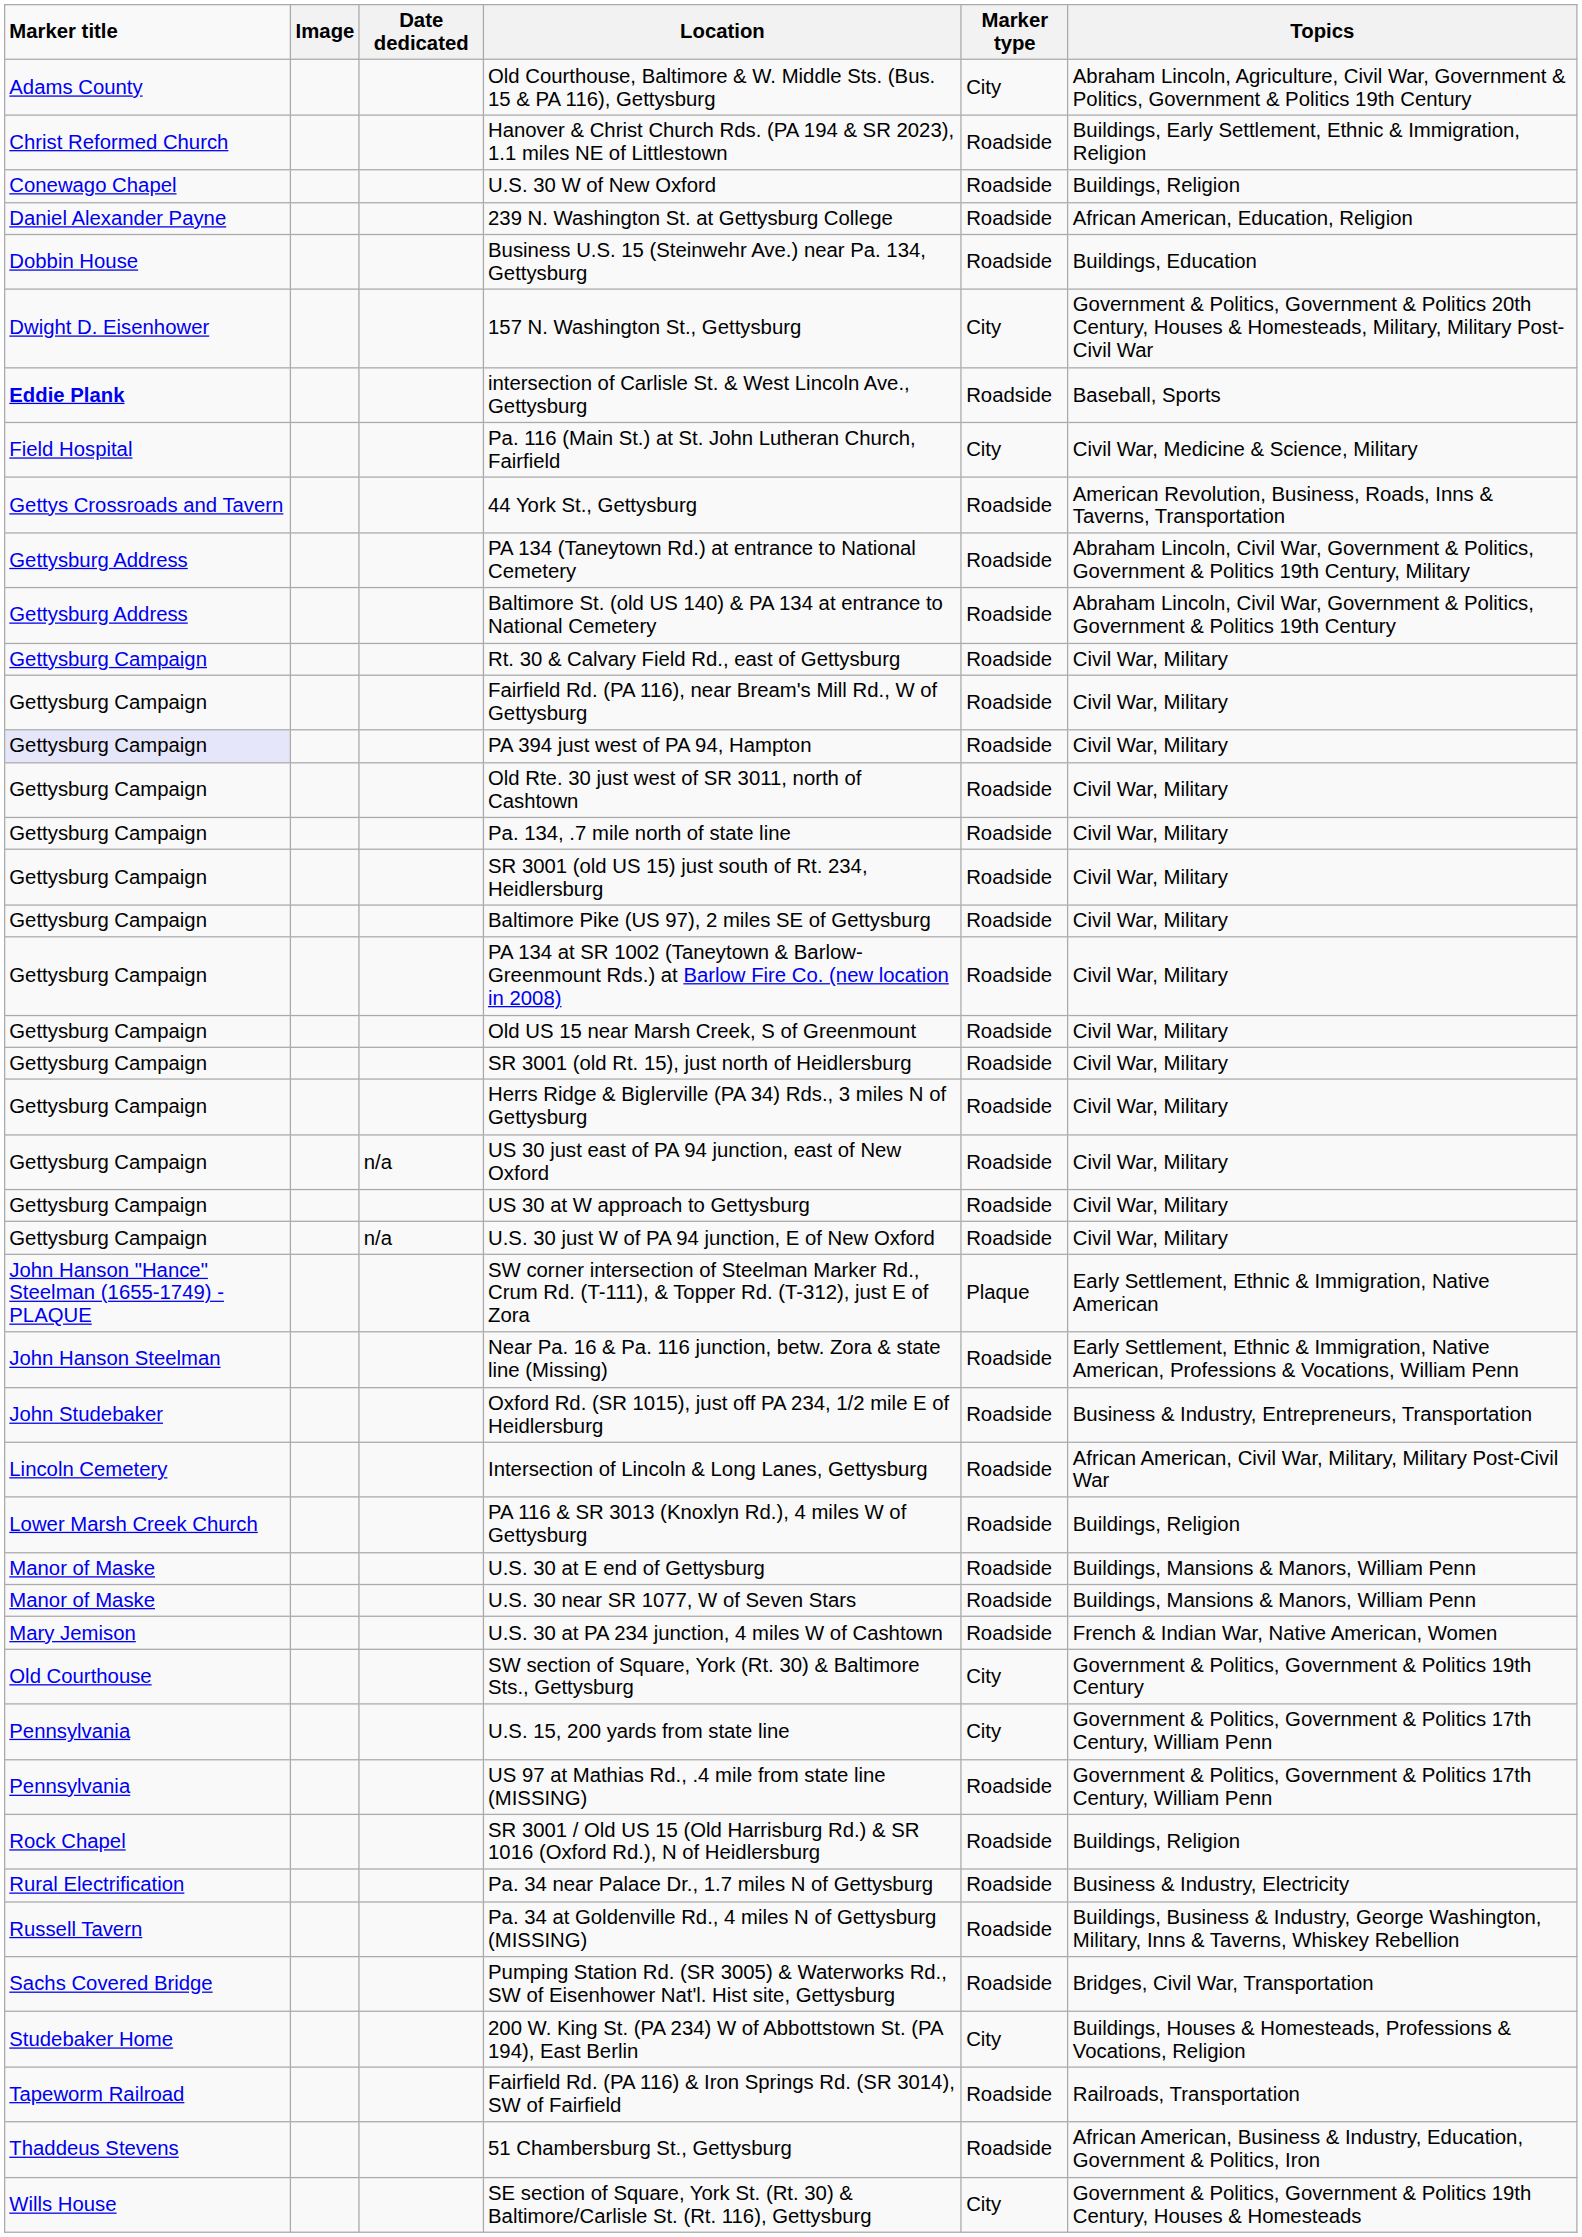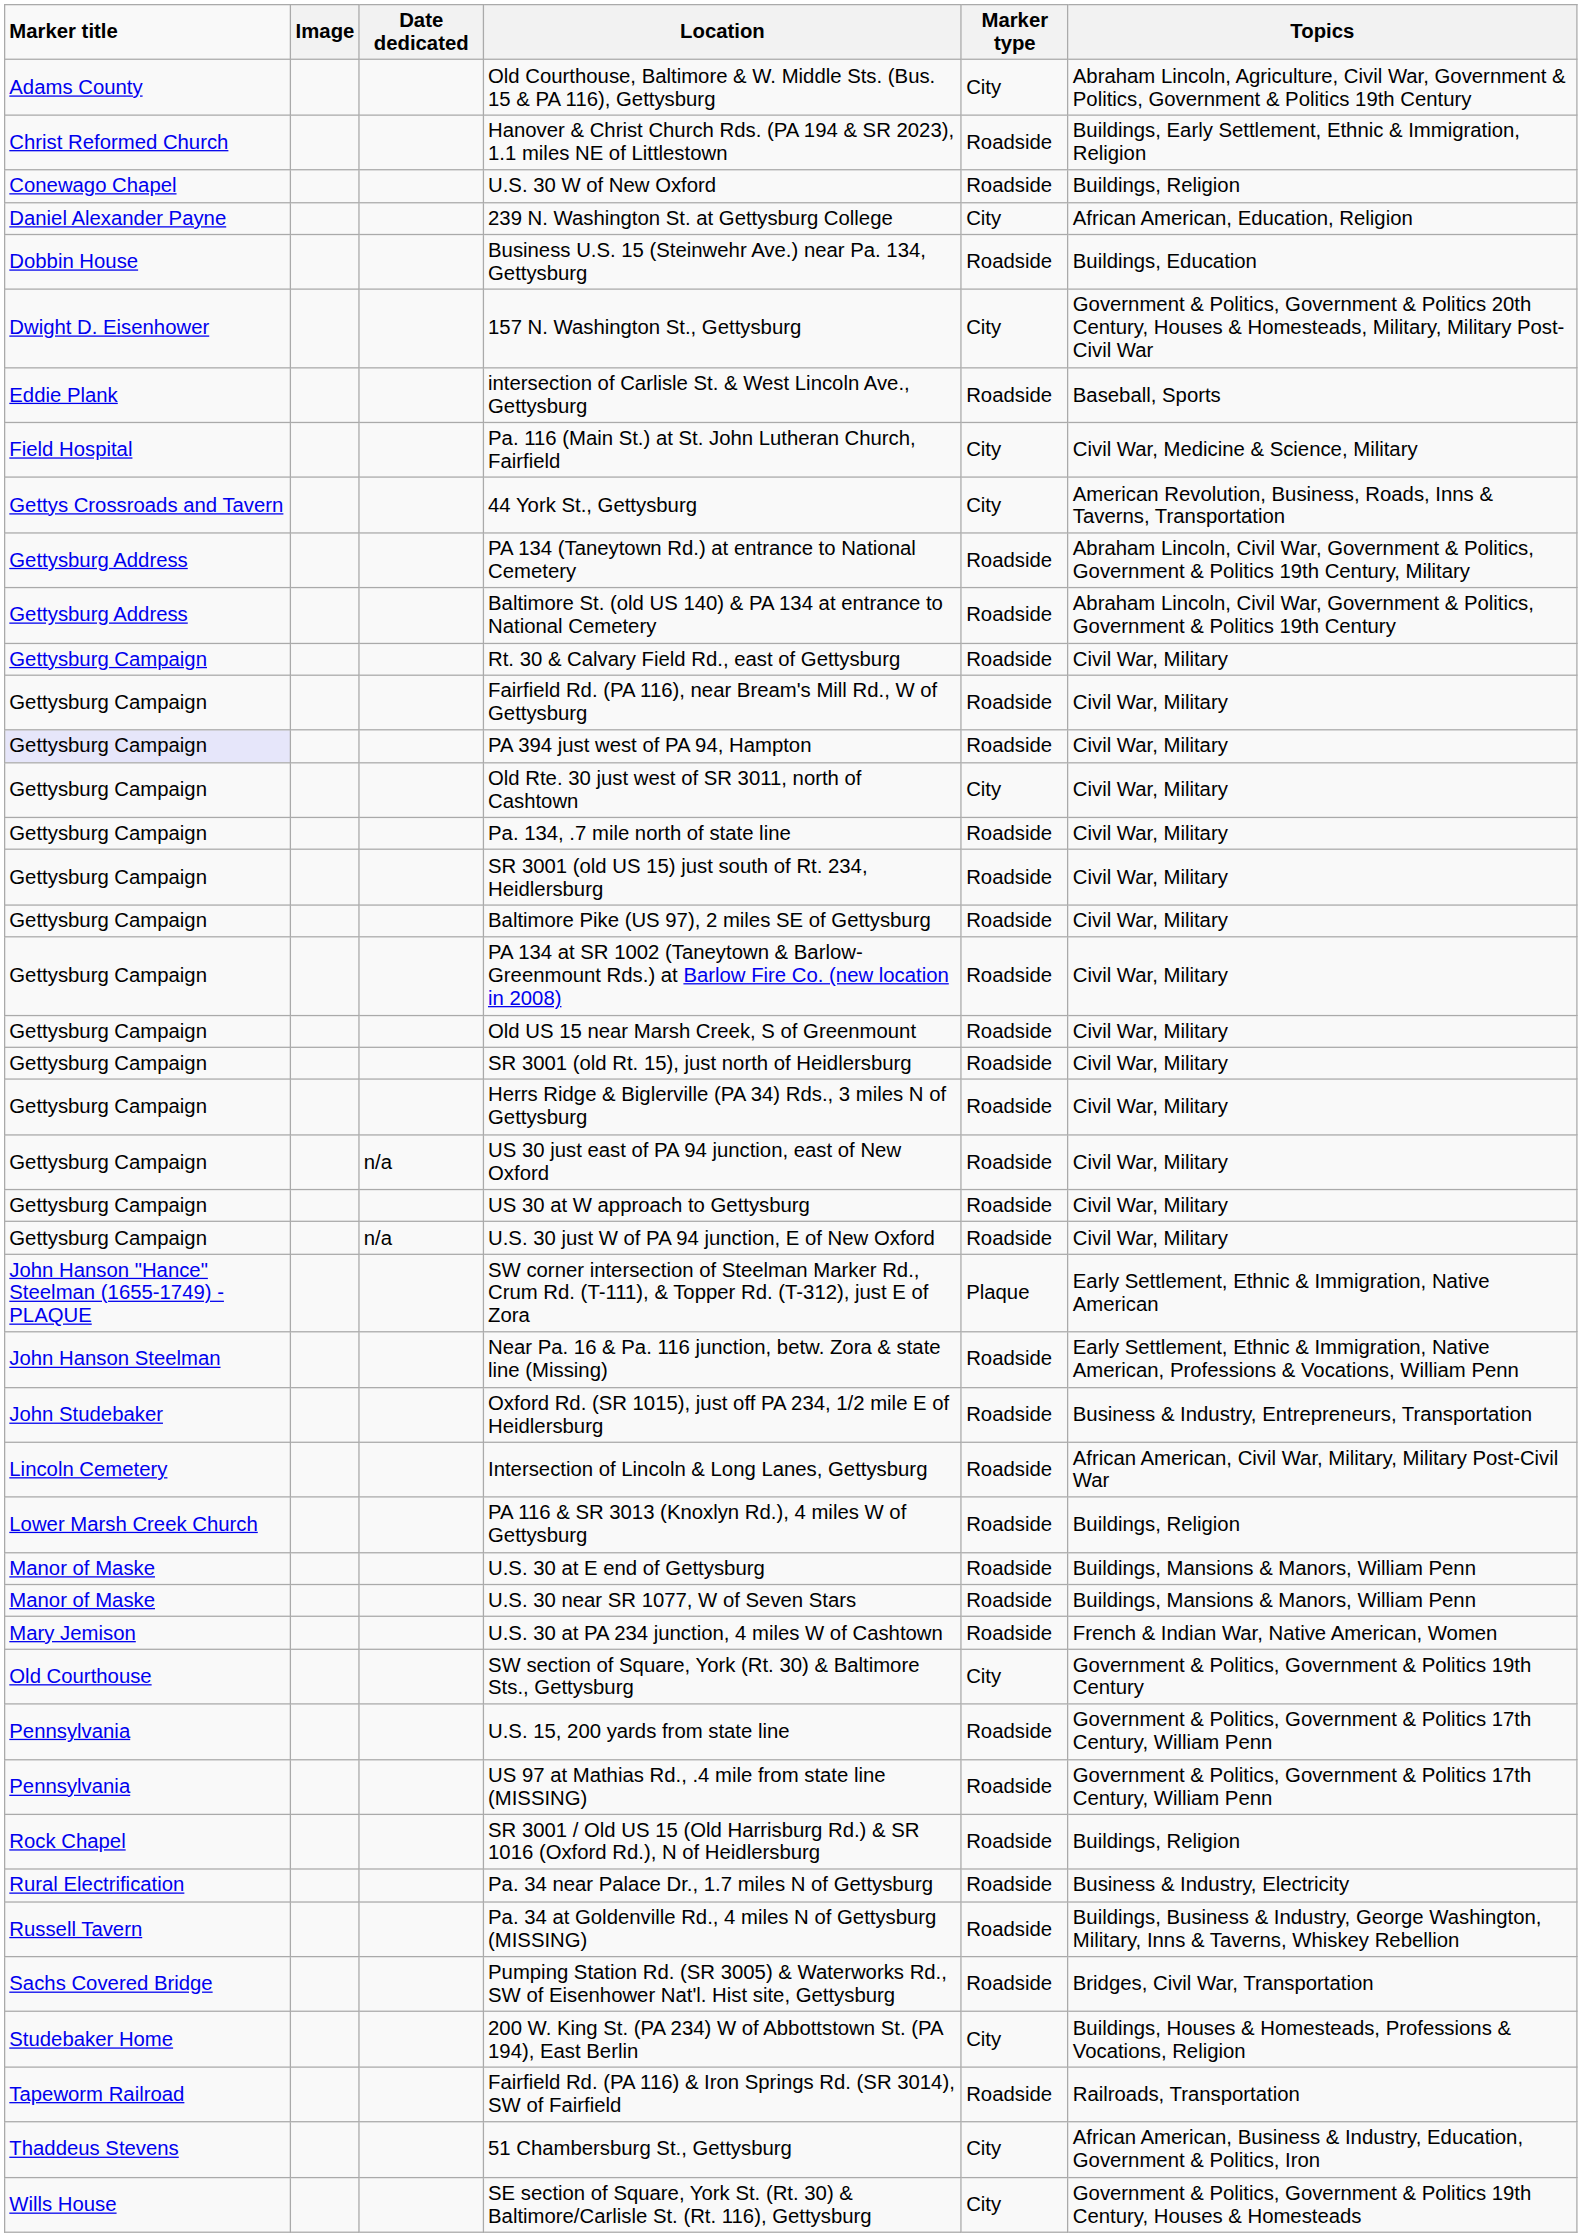(1009, 218) Roadside -> (984, 218) City
(67, 394) bold -> (64, 394) normal
(1009, 504) Roadside -> (984, 504) City
(1009, 789) Roadside -> (984, 789) City
(984, 1731) City -> (1009, 1731) Roadside
(1009, 2149) Roadside -> (984, 2149) City
